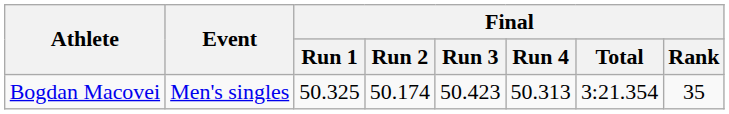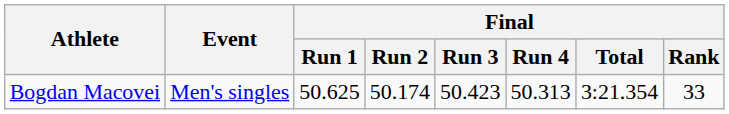(329, 91) 50.325 -> (329, 91) 50.625
(694, 91) 35 -> (694, 91) 33
